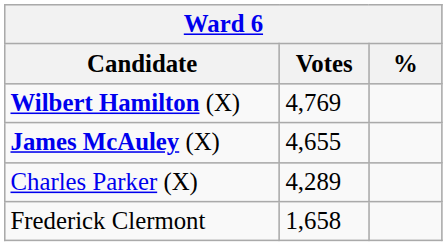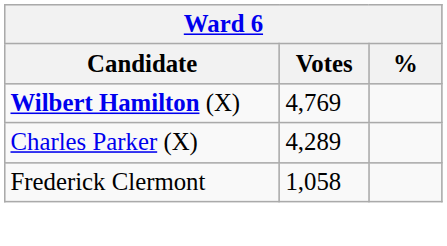- row: (115, 142)
(313, 220) 1,658 -> (313, 181) 1,058
